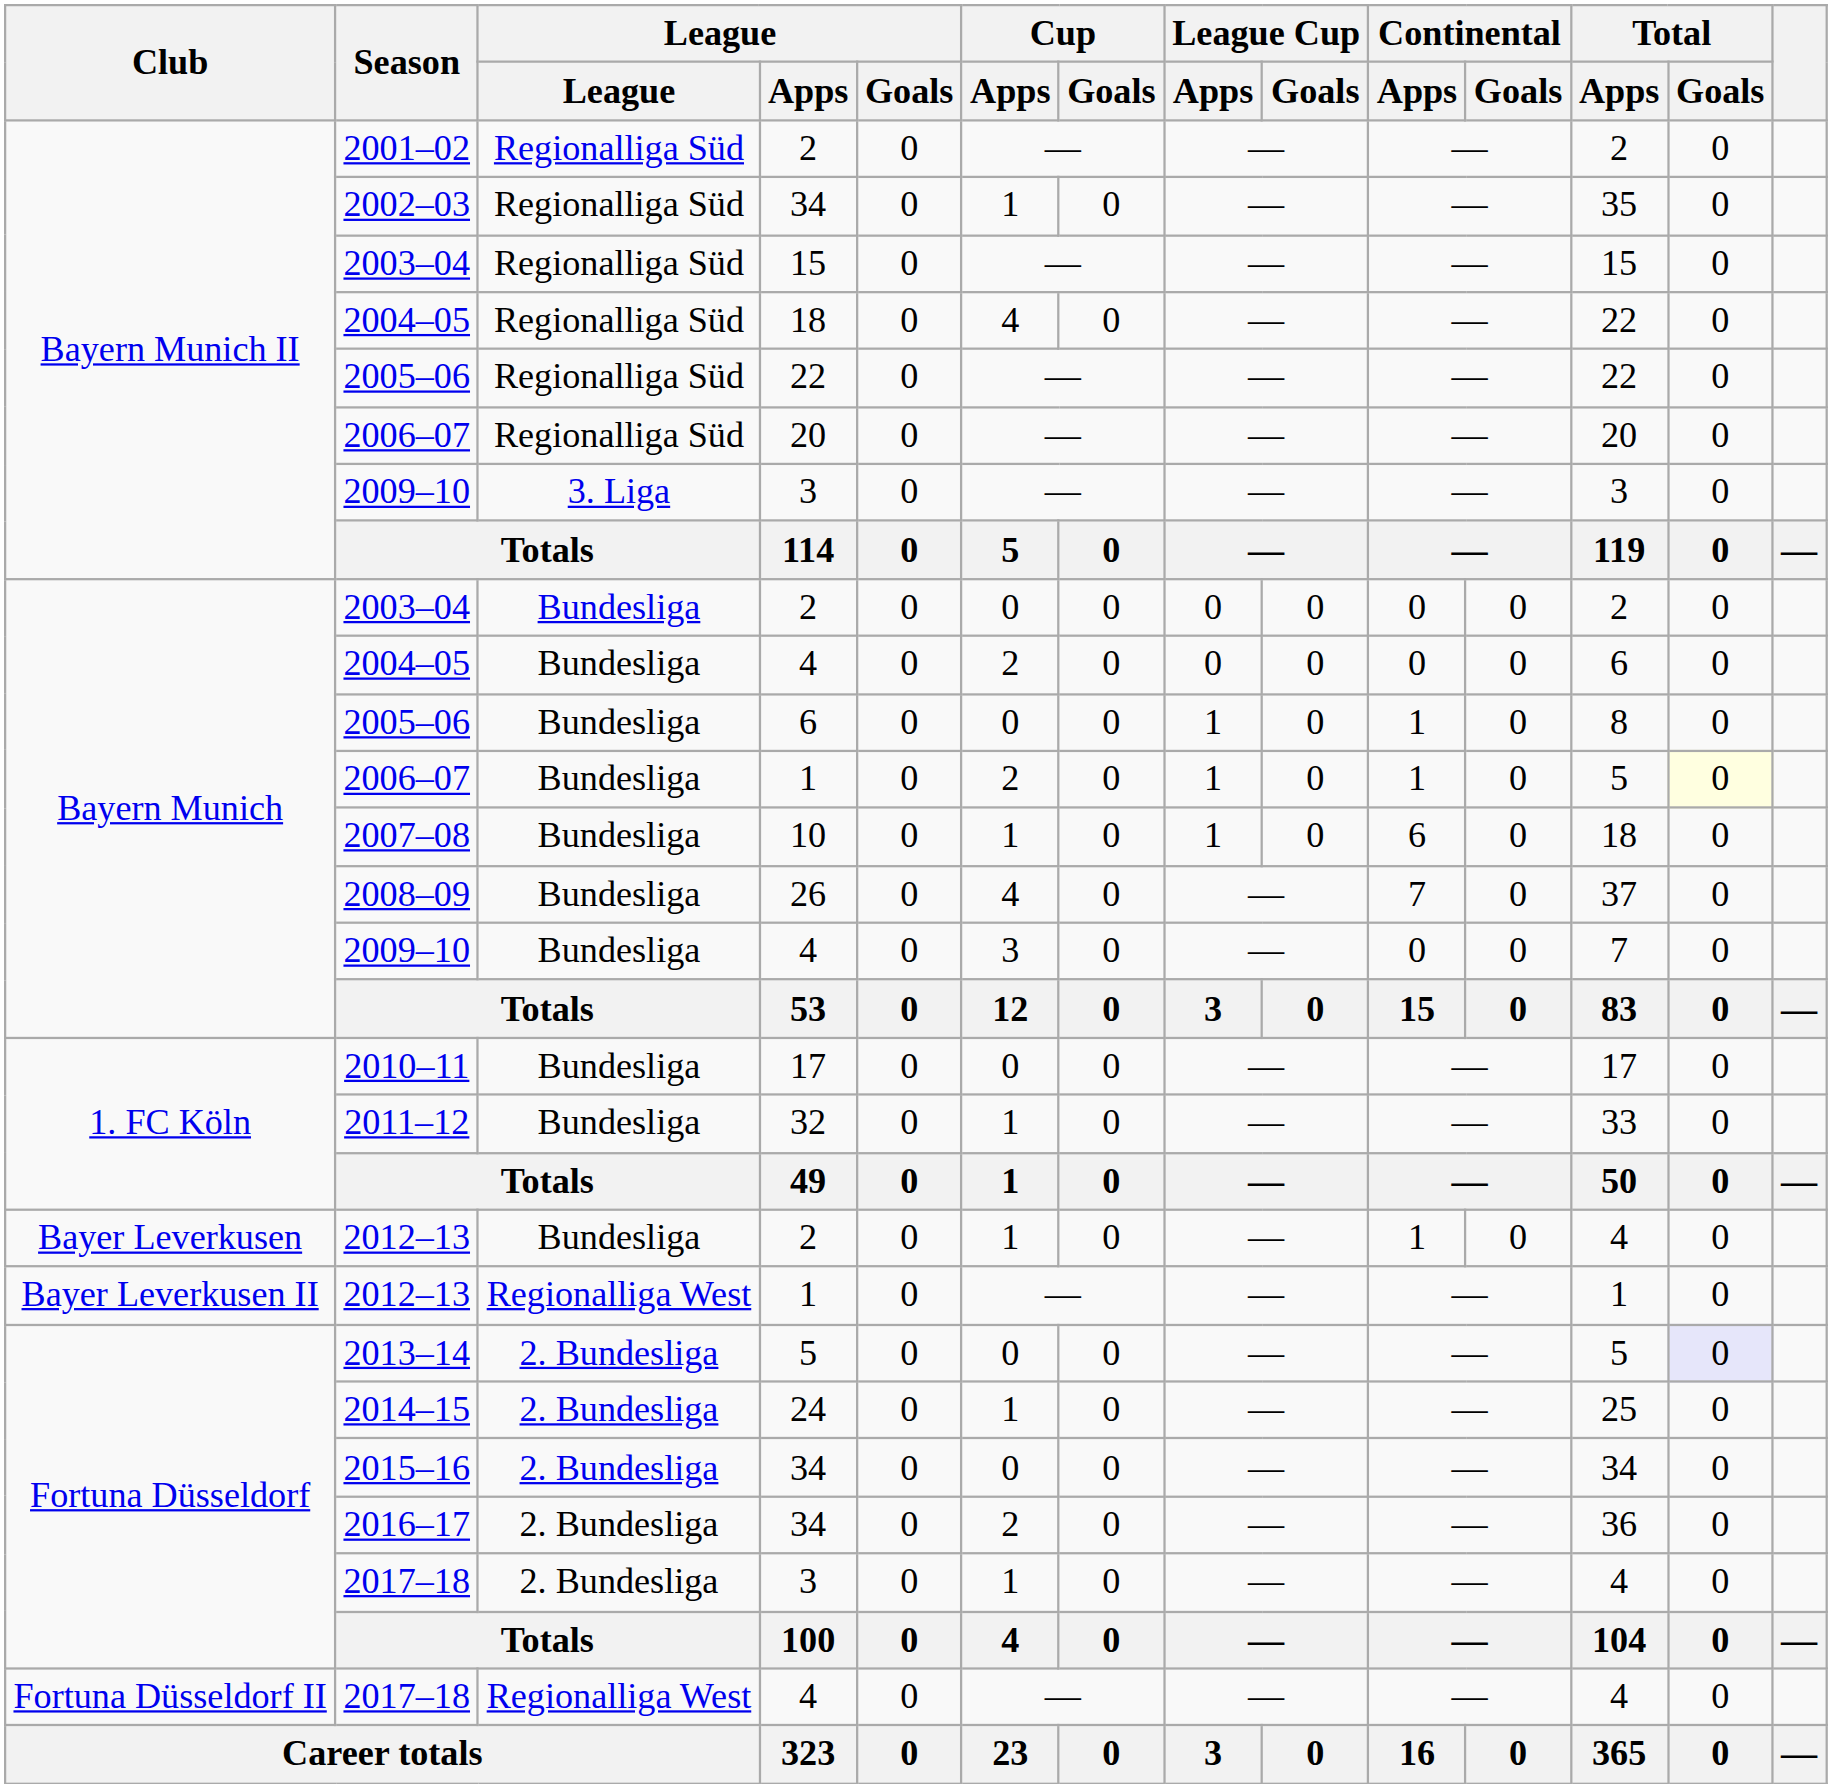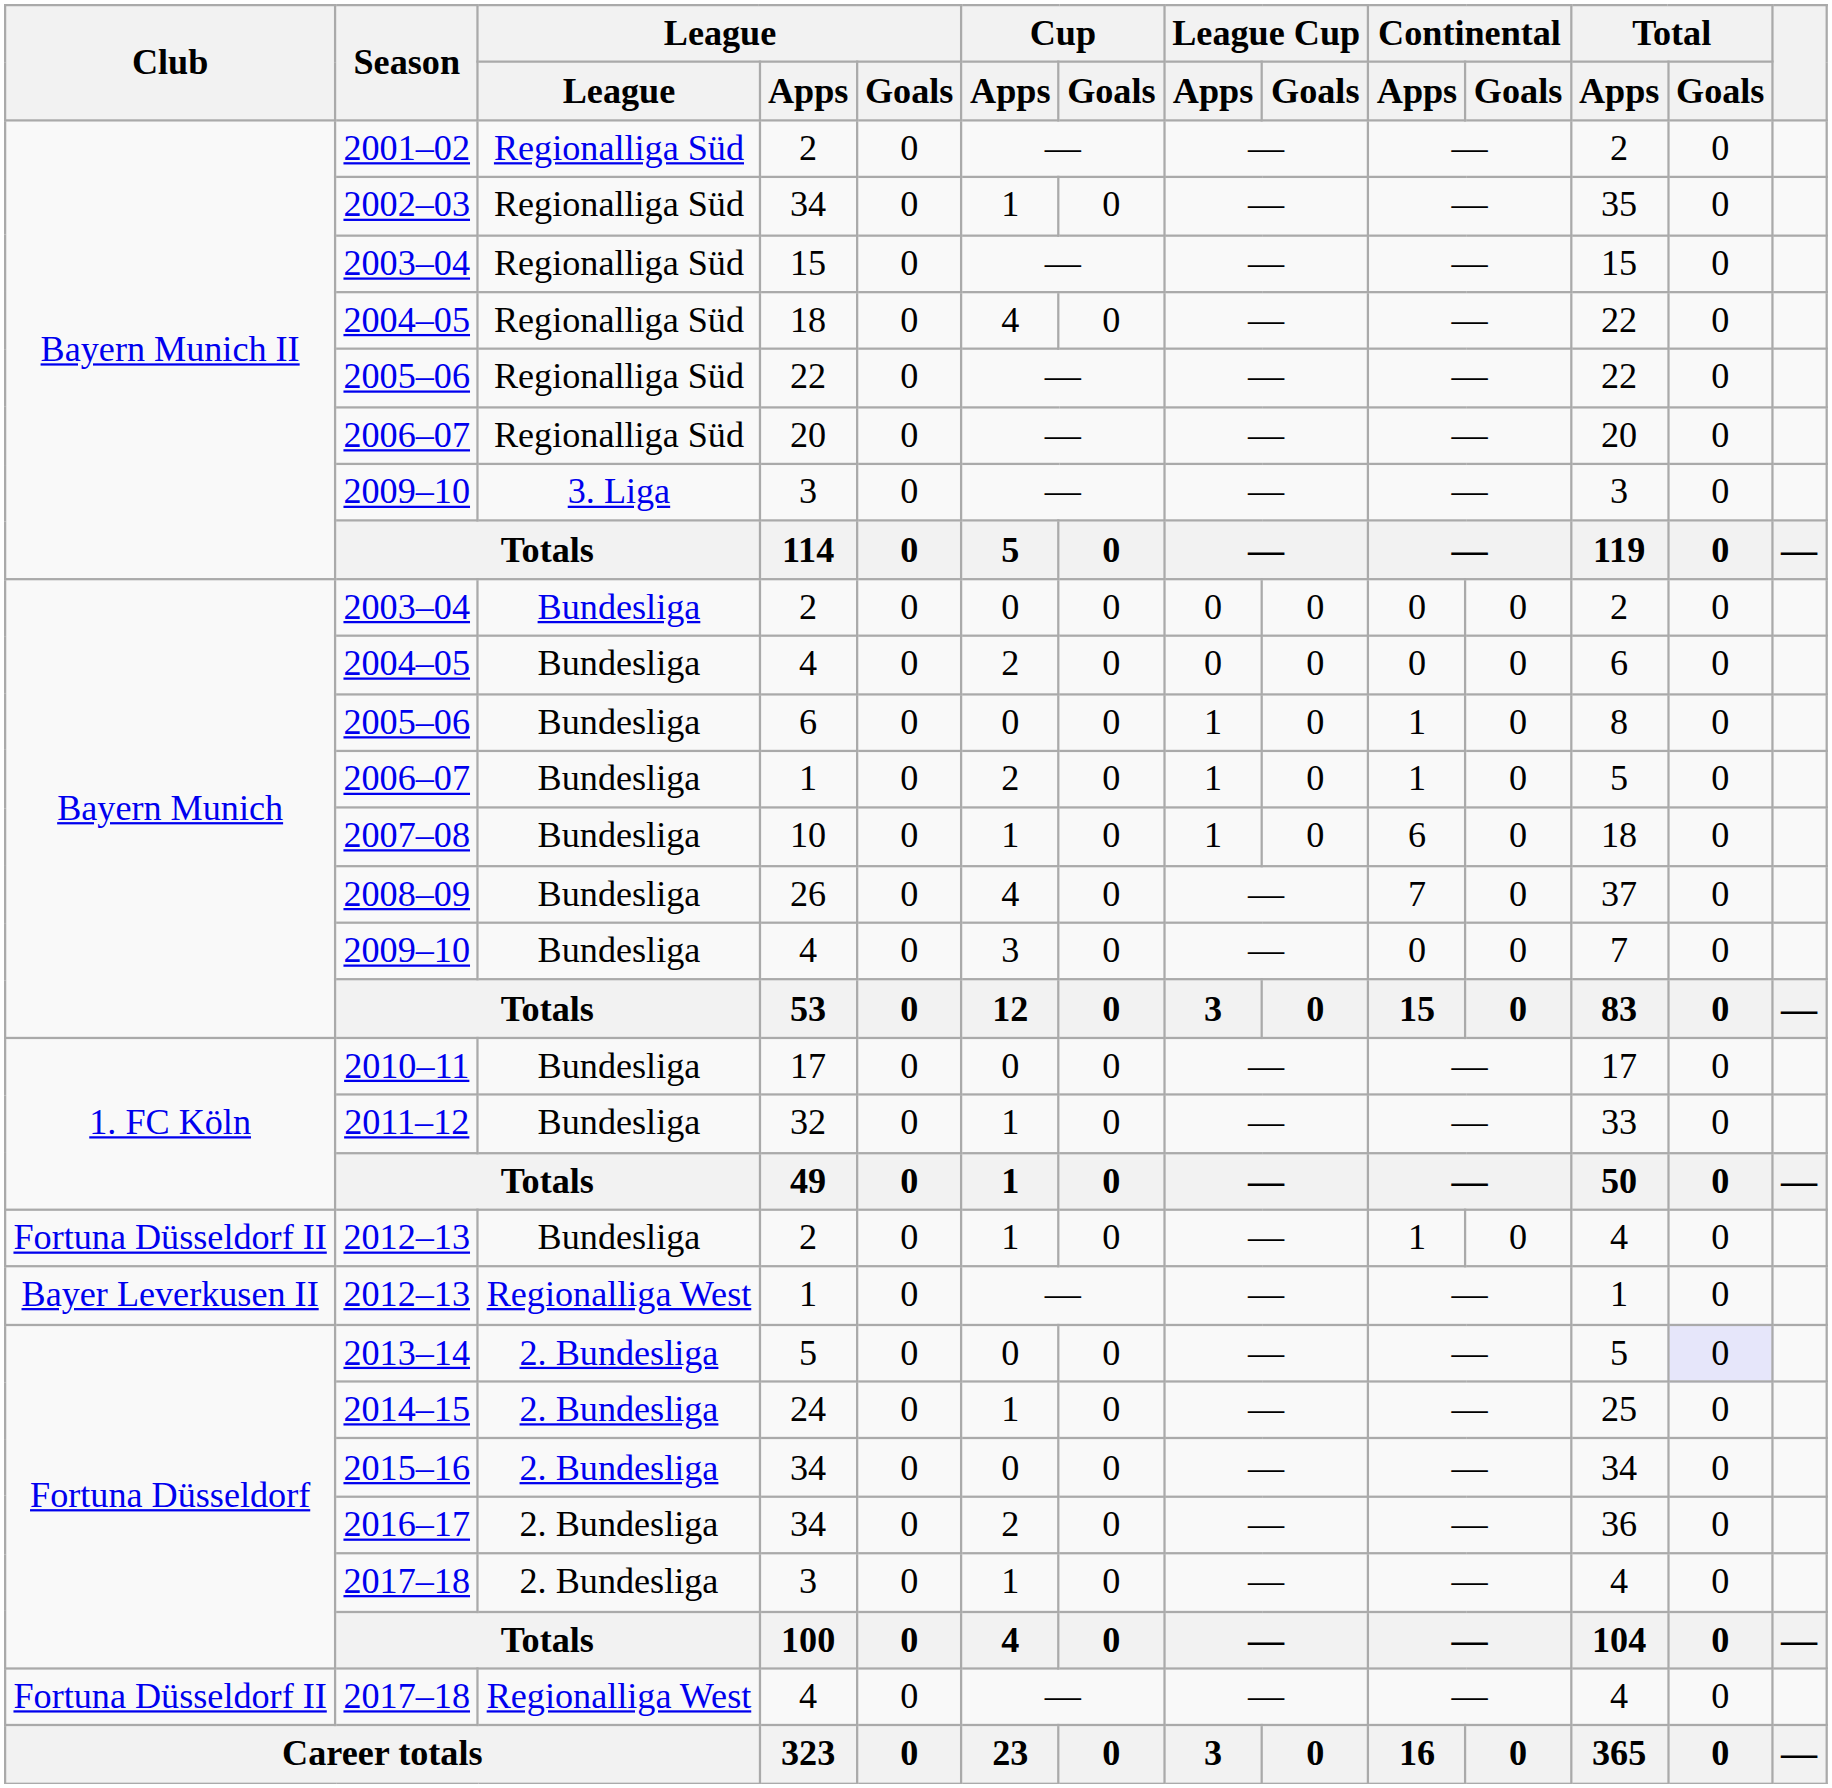(1720, 778) lightyellow background -> (1720, 778) no background
(170, 1237) Bayer Leverkusen -> (170, 1237) Fortuna Düsseldorf II
